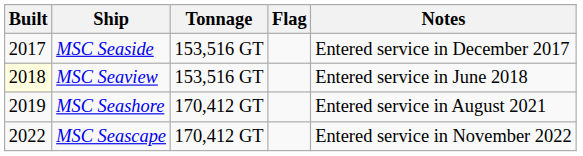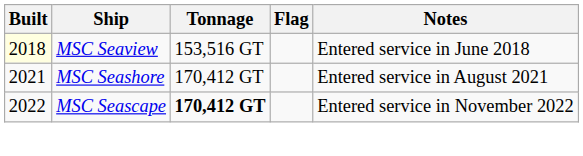- row: (105, 48)
(27, 106) 2019 -> (27, 77) 2021
(219, 135) normal -> (220, 106) bold
